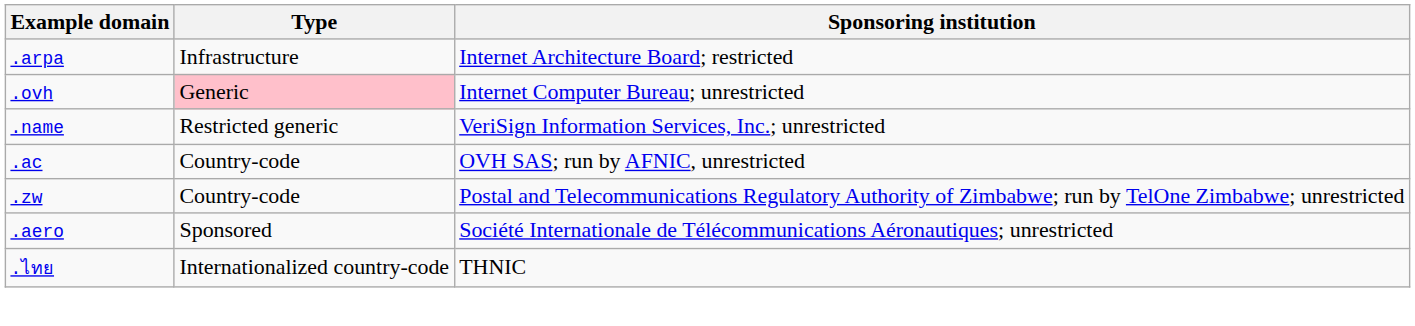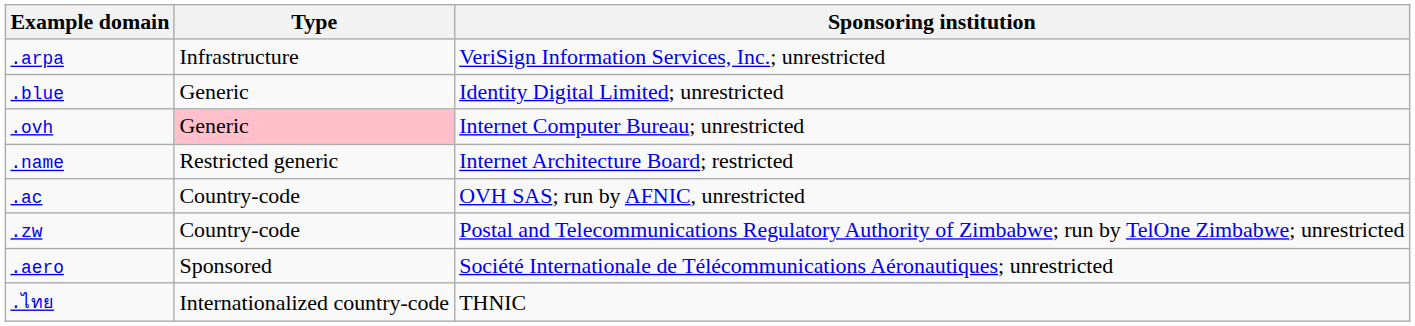(626, 56) Internet Architecture Board; restricted -> (672, 56) VeriSign Information Services, Inc.; unrestricted
+ row: (37, 94)
(672, 126) VeriSign Information Services, Inc.; unrestricted -> (626, 160) Internet Architecture Board; restricted
